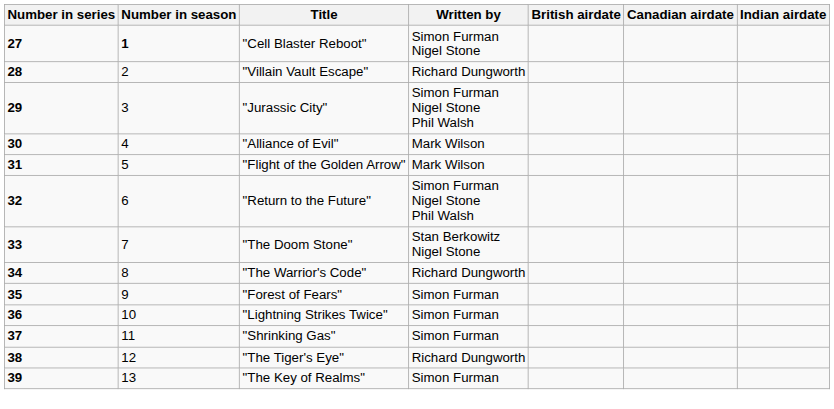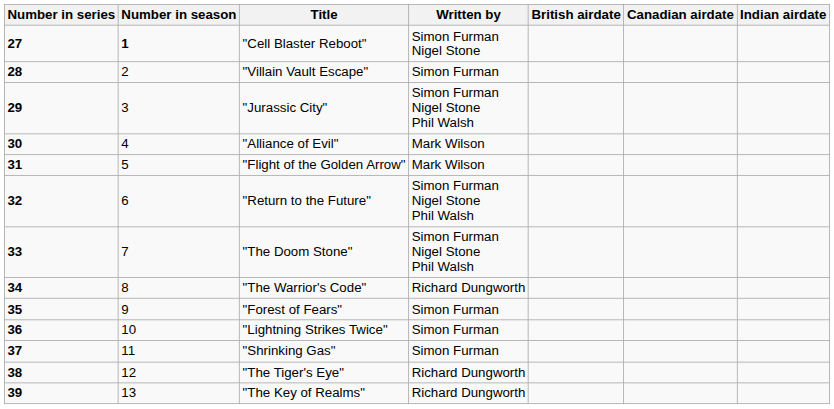(469, 72) Richard Dungworth -> (455, 72) Simon Furman
(456, 244) Stan Berkowitz Nigel Stone -> (455, 252) Simon Furman Nigel Stone Phil Walsh
(455, 378) Simon Furman -> (469, 393) Richard Dungworth
